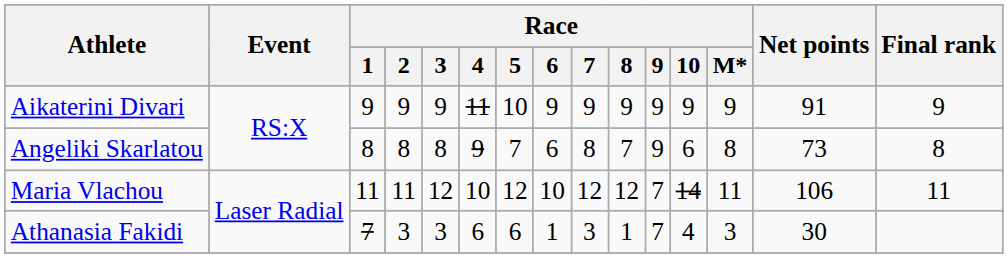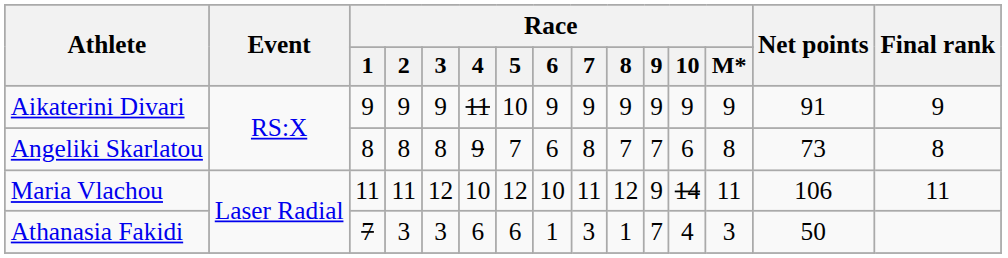(657, 148) 9 -> (657, 148) 7
(589, 190) 12 -> (589, 190) 11
(657, 190) 7 -> (657, 190) 9
(814, 232) 30 -> (813, 232) 50
